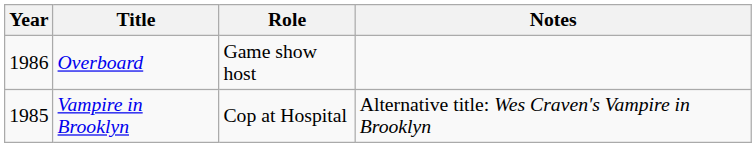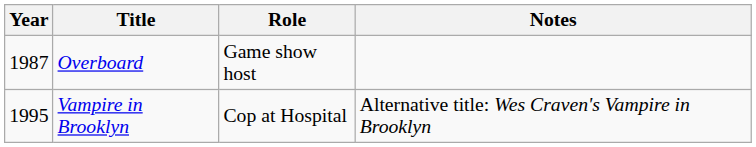(29, 62) 1986 -> (29, 62) 1987
(29, 115) 1985 -> (29, 115) 1995
